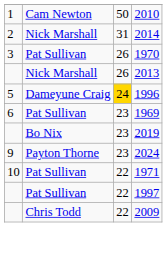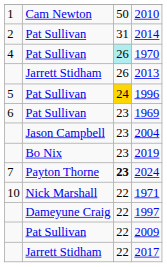(61, 34) Nick Marshall -> (56, 34) Pat Sullivan
(10, 53) 3 -> (10, 53) 4
(122, 53) no background -> (122, 53) paleturquoise background
(61, 73) Nick Marshall -> (63, 73) Jarrett Stidham
(68, 93) Dameyune Craig -> (56, 93) Pat Sullivan
+ row: (147, 133)
(10, 152) 9 -> (10, 172) 7
(122, 152) normal -> (122, 172) bold
(56, 172) Pat Sullivan -> (61, 192) Nick Marshall
(56, 192) Pat Sullivan -> (68, 212) Dameyune Craig
(53, 212) Chris Todd -> (56, 232) Pat Sullivan
+ row: (147, 251)
